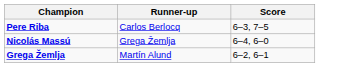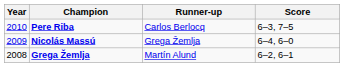+ column: (17, 12)
